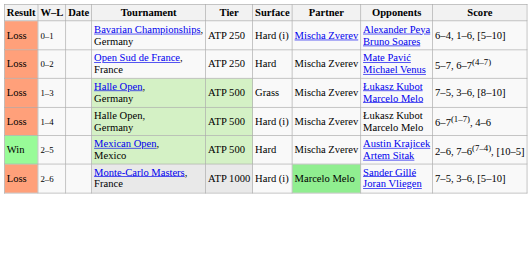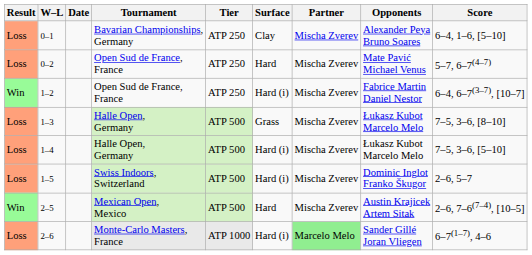(272, 35) Hard (i) -> (265, 35) Clay
+ row: (47, 93)
(463, 121) 6–7(1–7), 4–6 -> (470, 150) 7–5, 3–6, [5–10]
+ row: (47, 179)
(470, 178) 7–5, 3–6, [5–10] -> (463, 235) 6–7(1–7), 4–6
